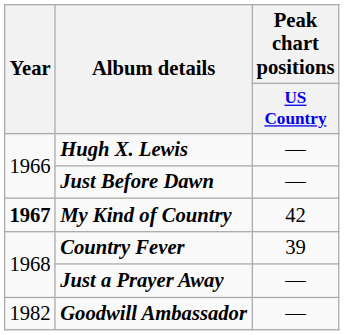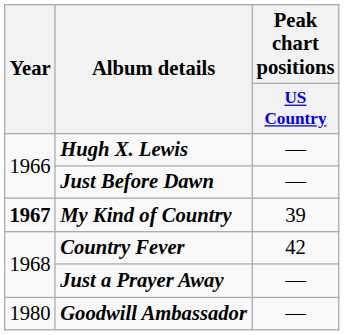(295, 214) 42 -> (295, 214) 39
(295, 247) 39 -> (295, 247) 42
(30, 313) 1982 -> (30, 313) 1980
